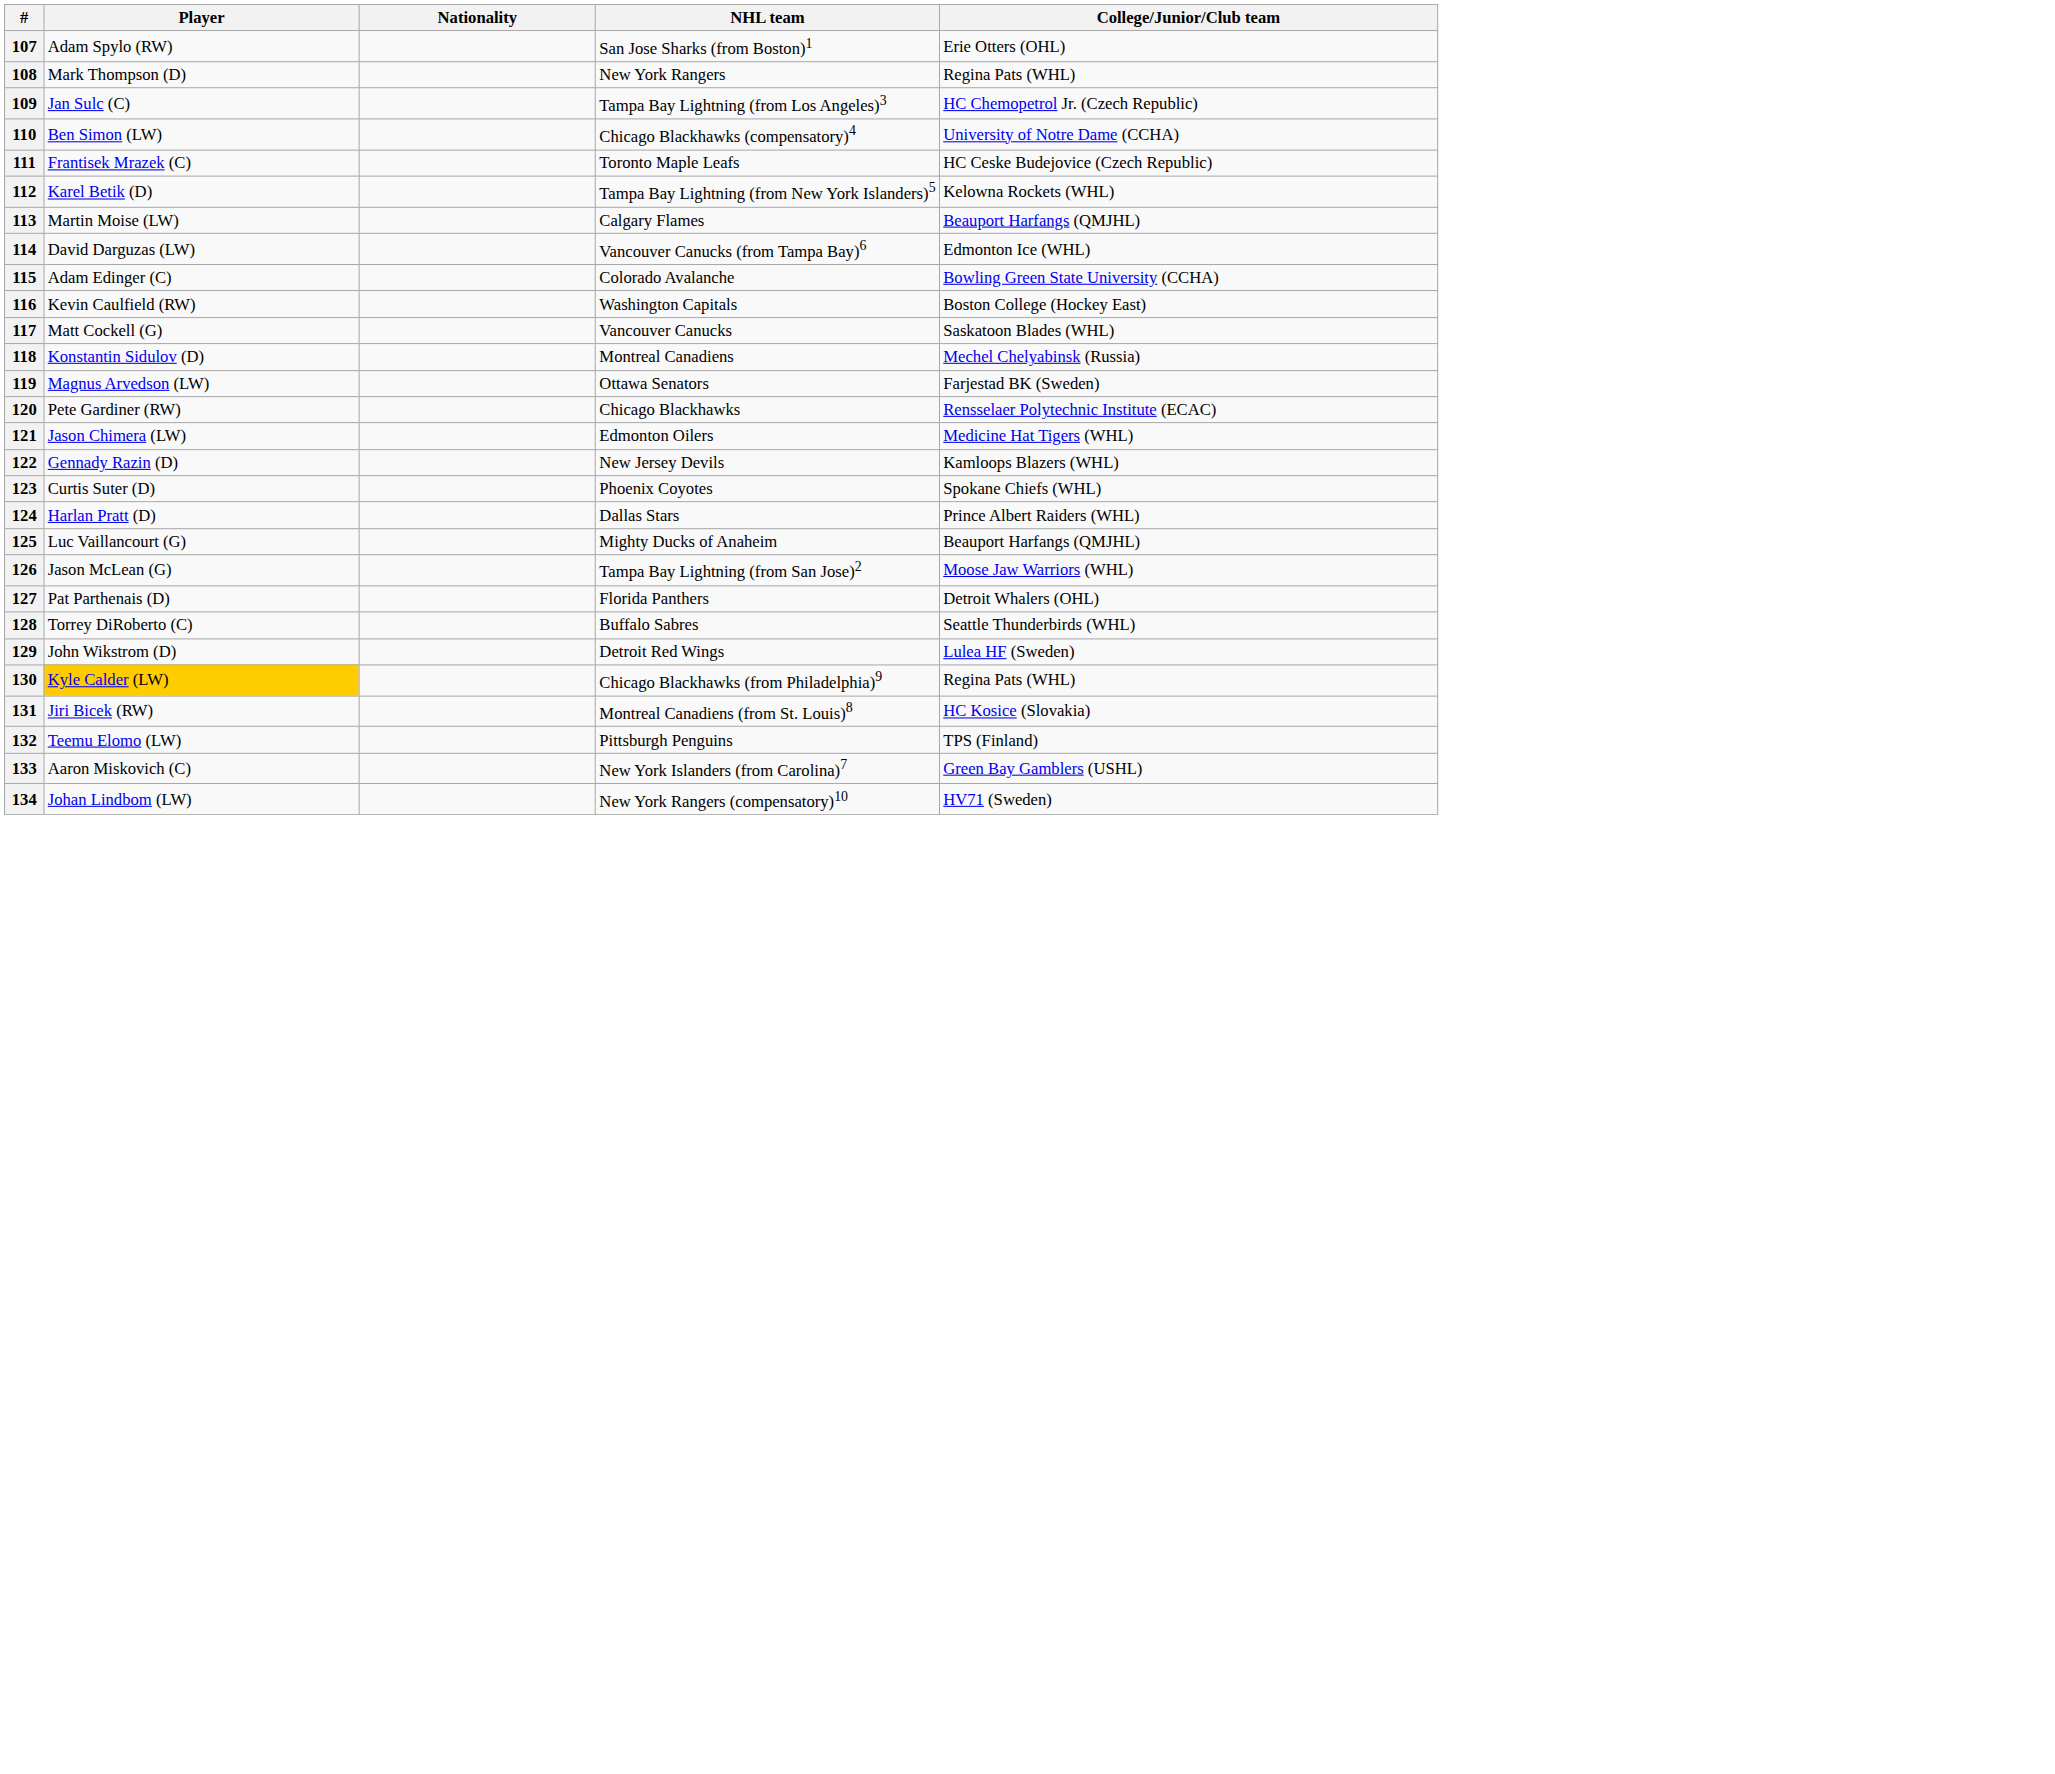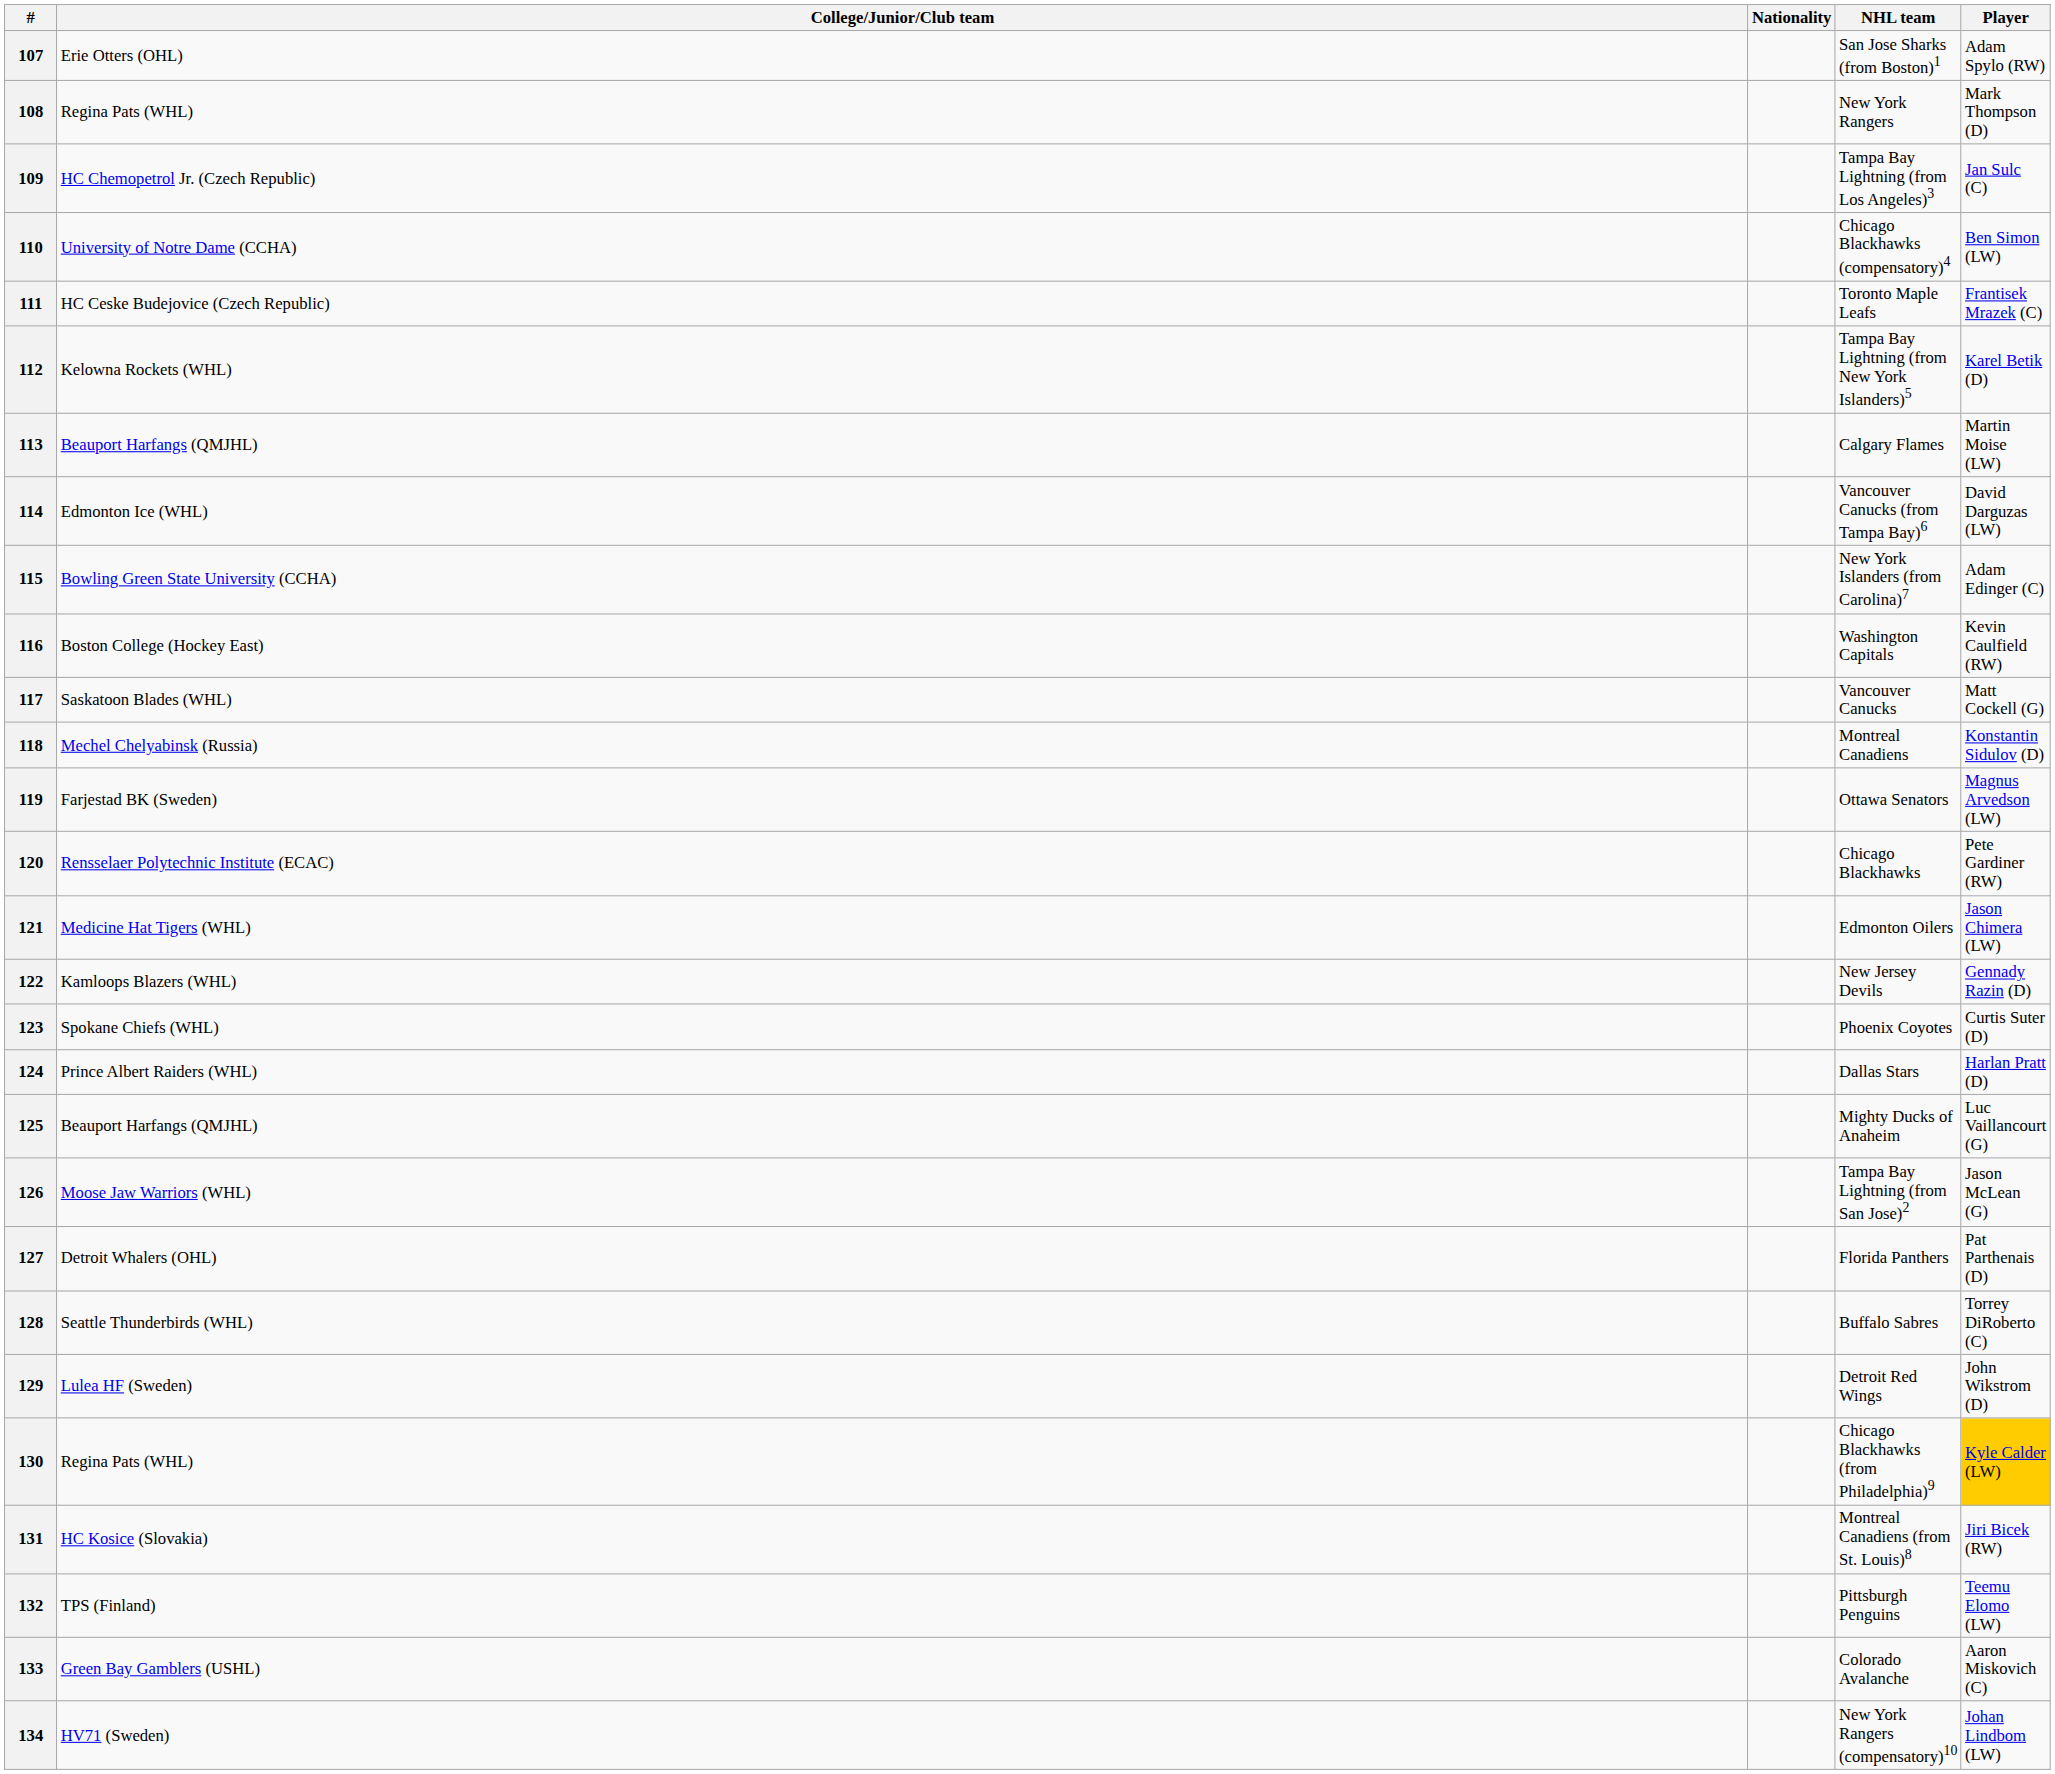columns swapped: (202, 17) <-> (1188, 17)
(667, 277) Colorado Avalanche -> (1890, 579) New York Islanders (from Carolina)7
(723, 768) New York Islanders (from Carolina)7 -> (1874, 1669) Colorado Avalanche
